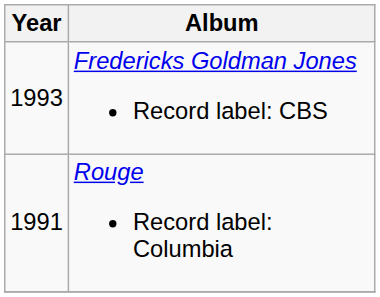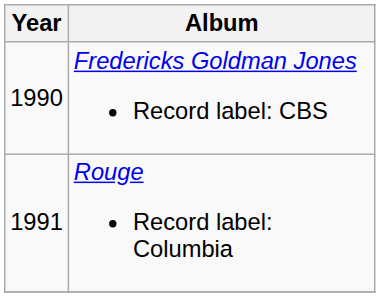(37, 97) 1993 -> (37, 97) 1990
